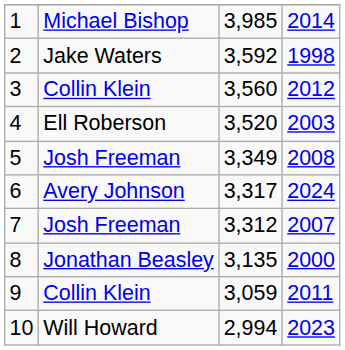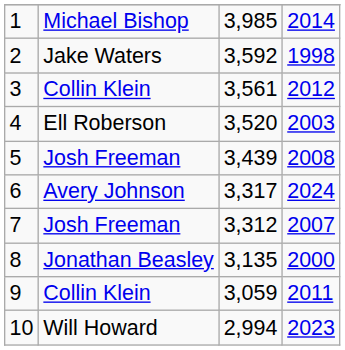(251, 89) 3,560 -> (251, 89) 3,561
(251, 157) 3,349 -> (251, 157) 3,439
